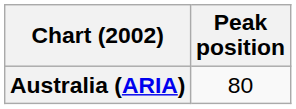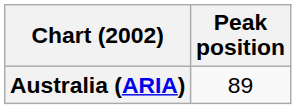(240, 84) 80 -> (240, 84) 89
